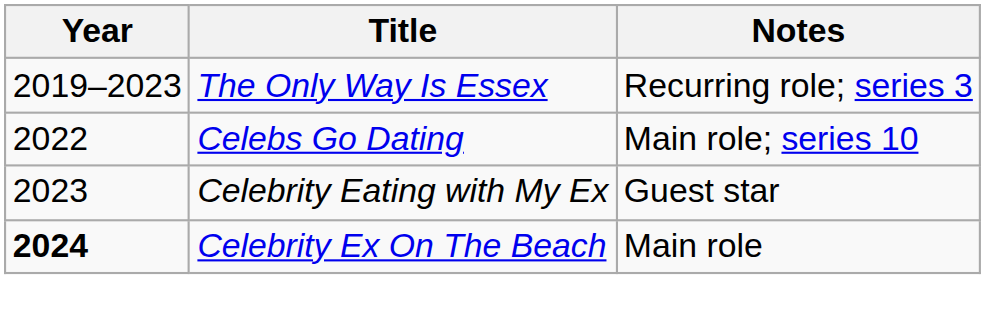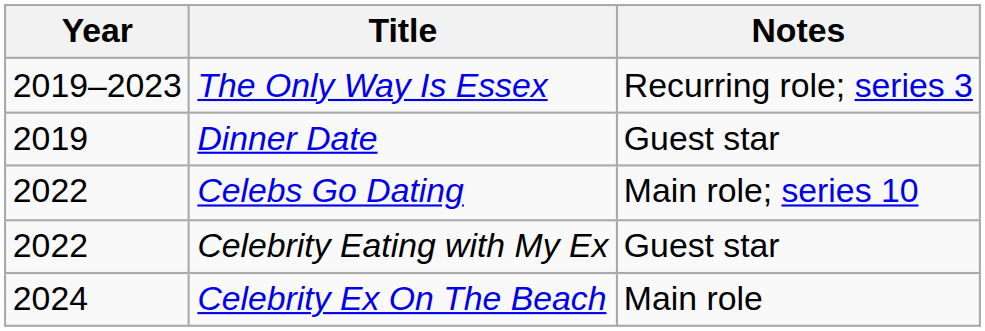+ row: (287, 138)
(50, 191) 2023 -> (50, 245) 2022
(50, 245) bold -> (50, 298) normal
